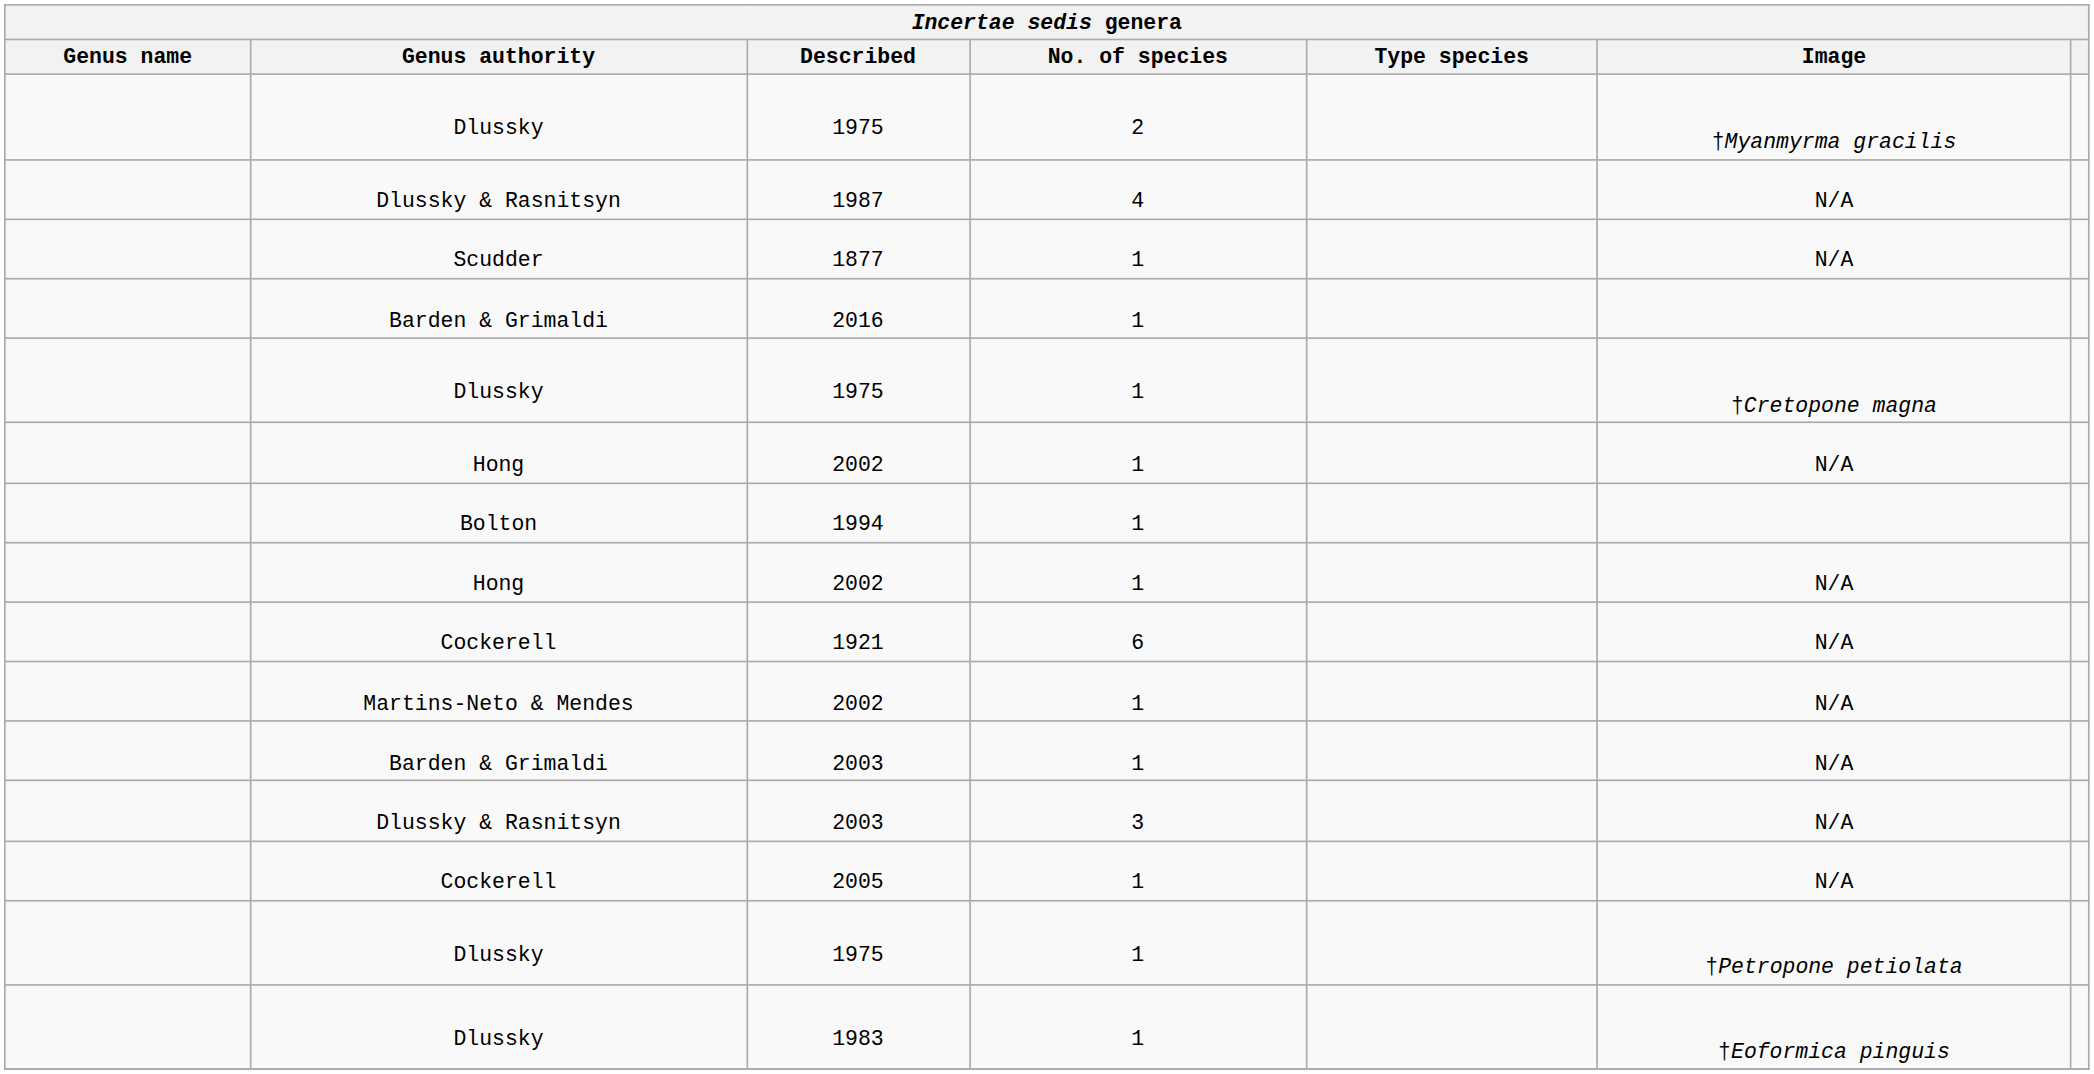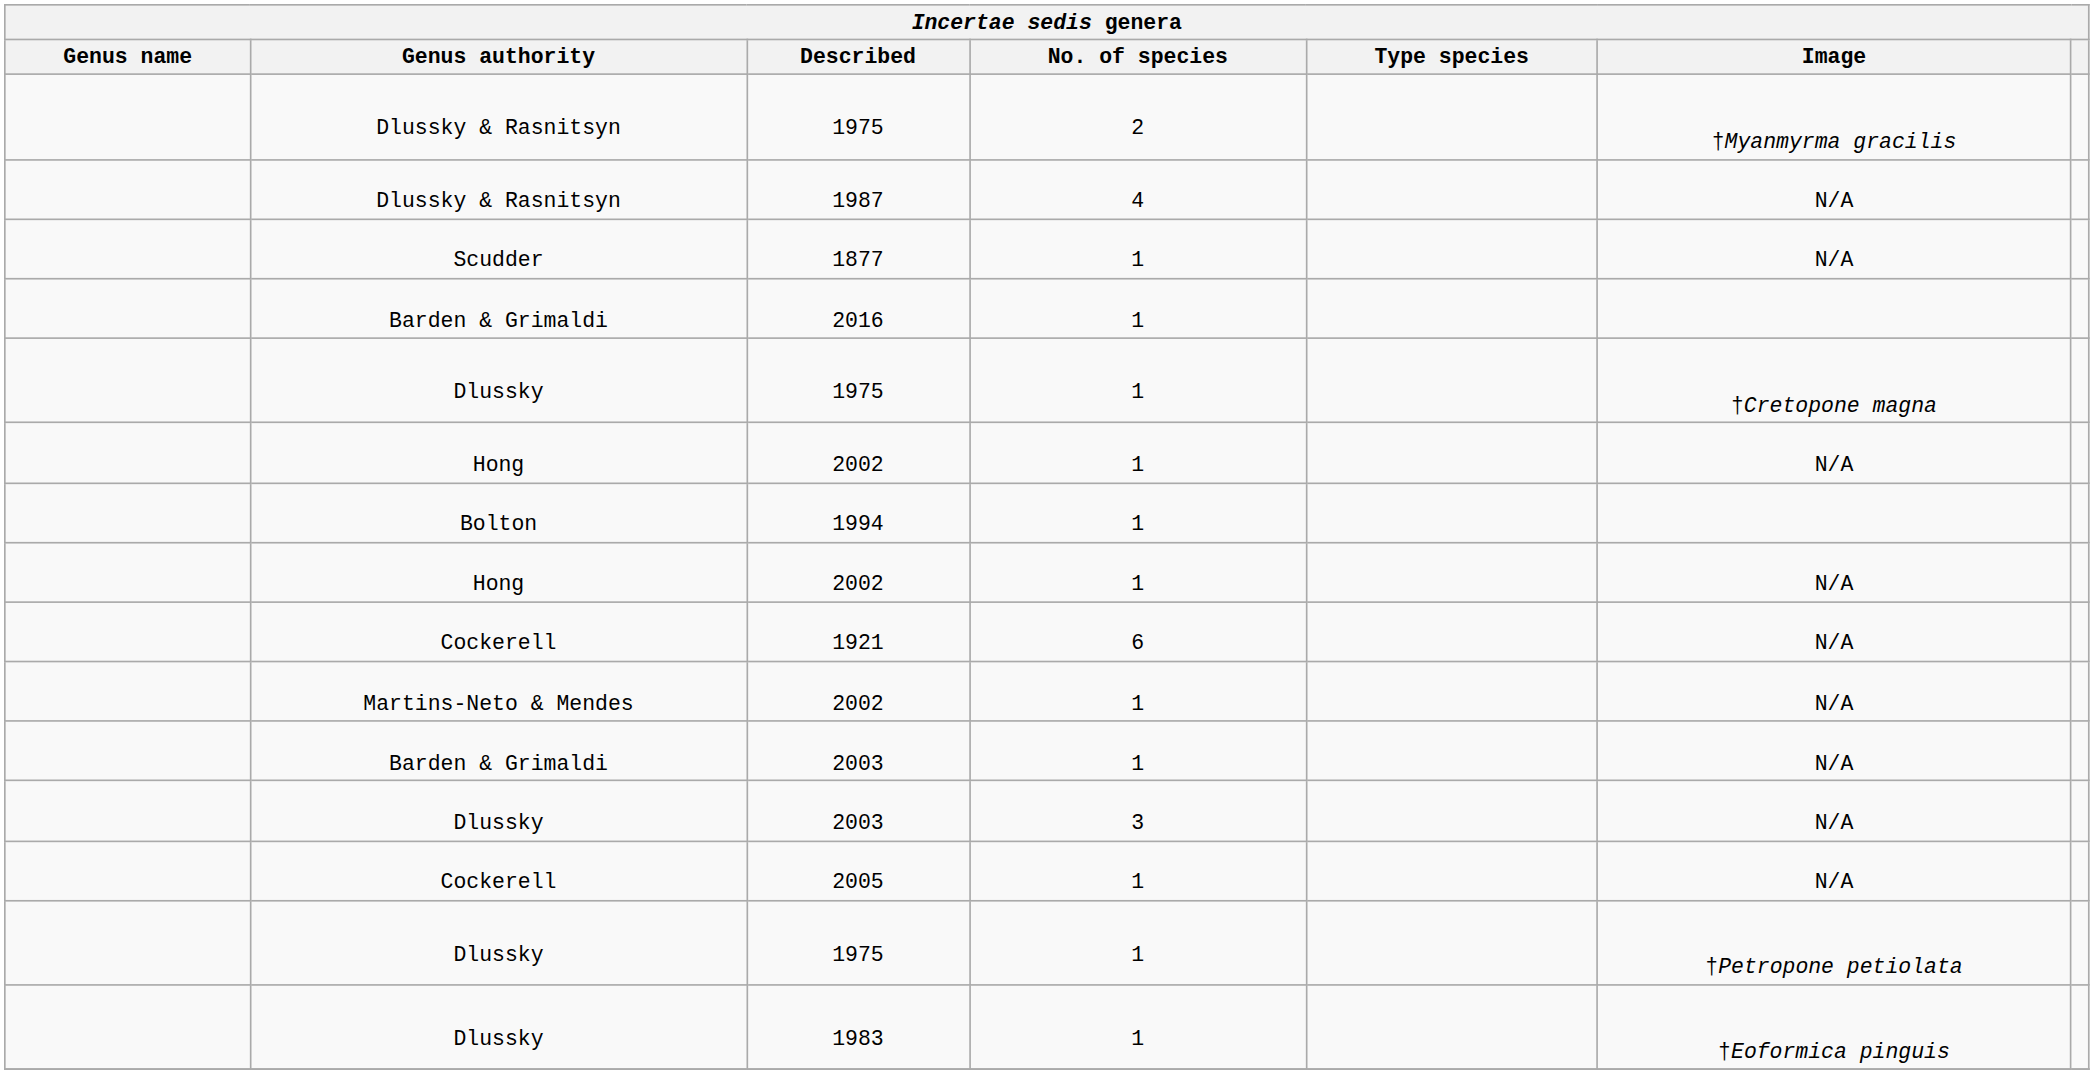(498, 129) Dlussky -> (498, 129) Dlussky & Rasnitsyn
(498, 823) Dlussky & Rasnitsyn -> (498, 823) Dlussky
